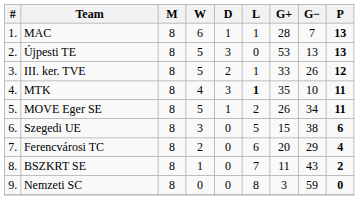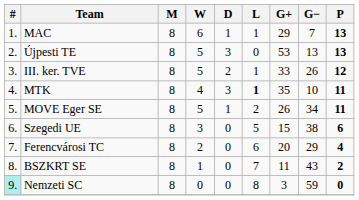(284, 33) 28 -> (284, 33) 29
(13, 185) no background -> (13, 185) paleturquoise background
